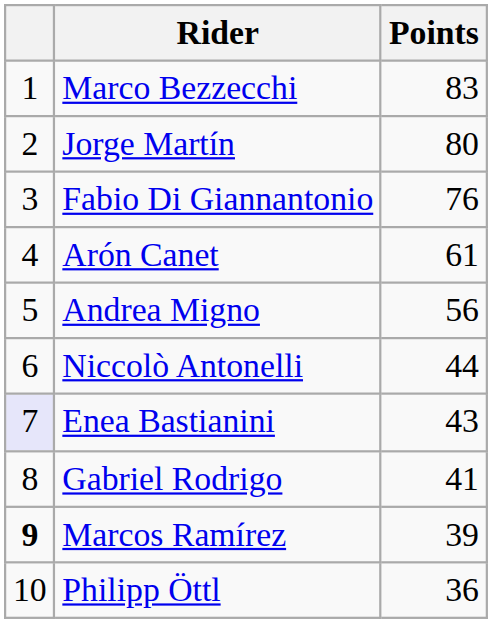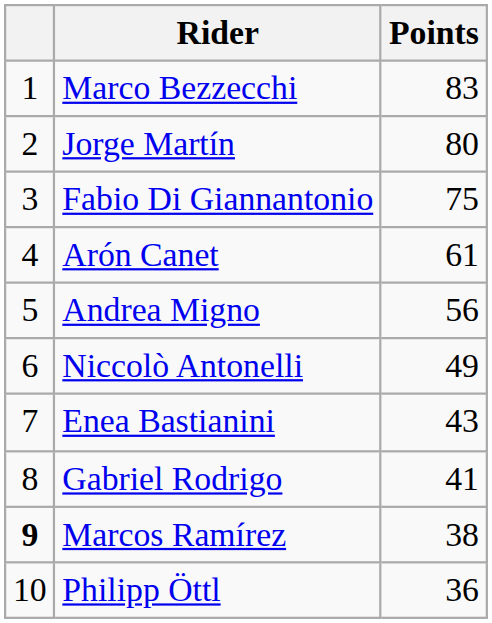(462, 199) 76 -> (462, 199) 75
(462, 366) 44 -> (462, 366) 49
(30, 421) lavender background -> (30, 421) no background
(462, 533) 39 -> (462, 533) 38
